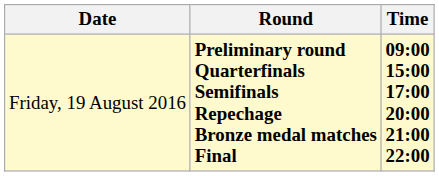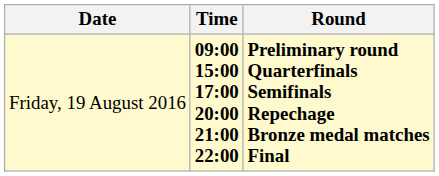columns swapped: (408, 19) <-> (286, 19)
